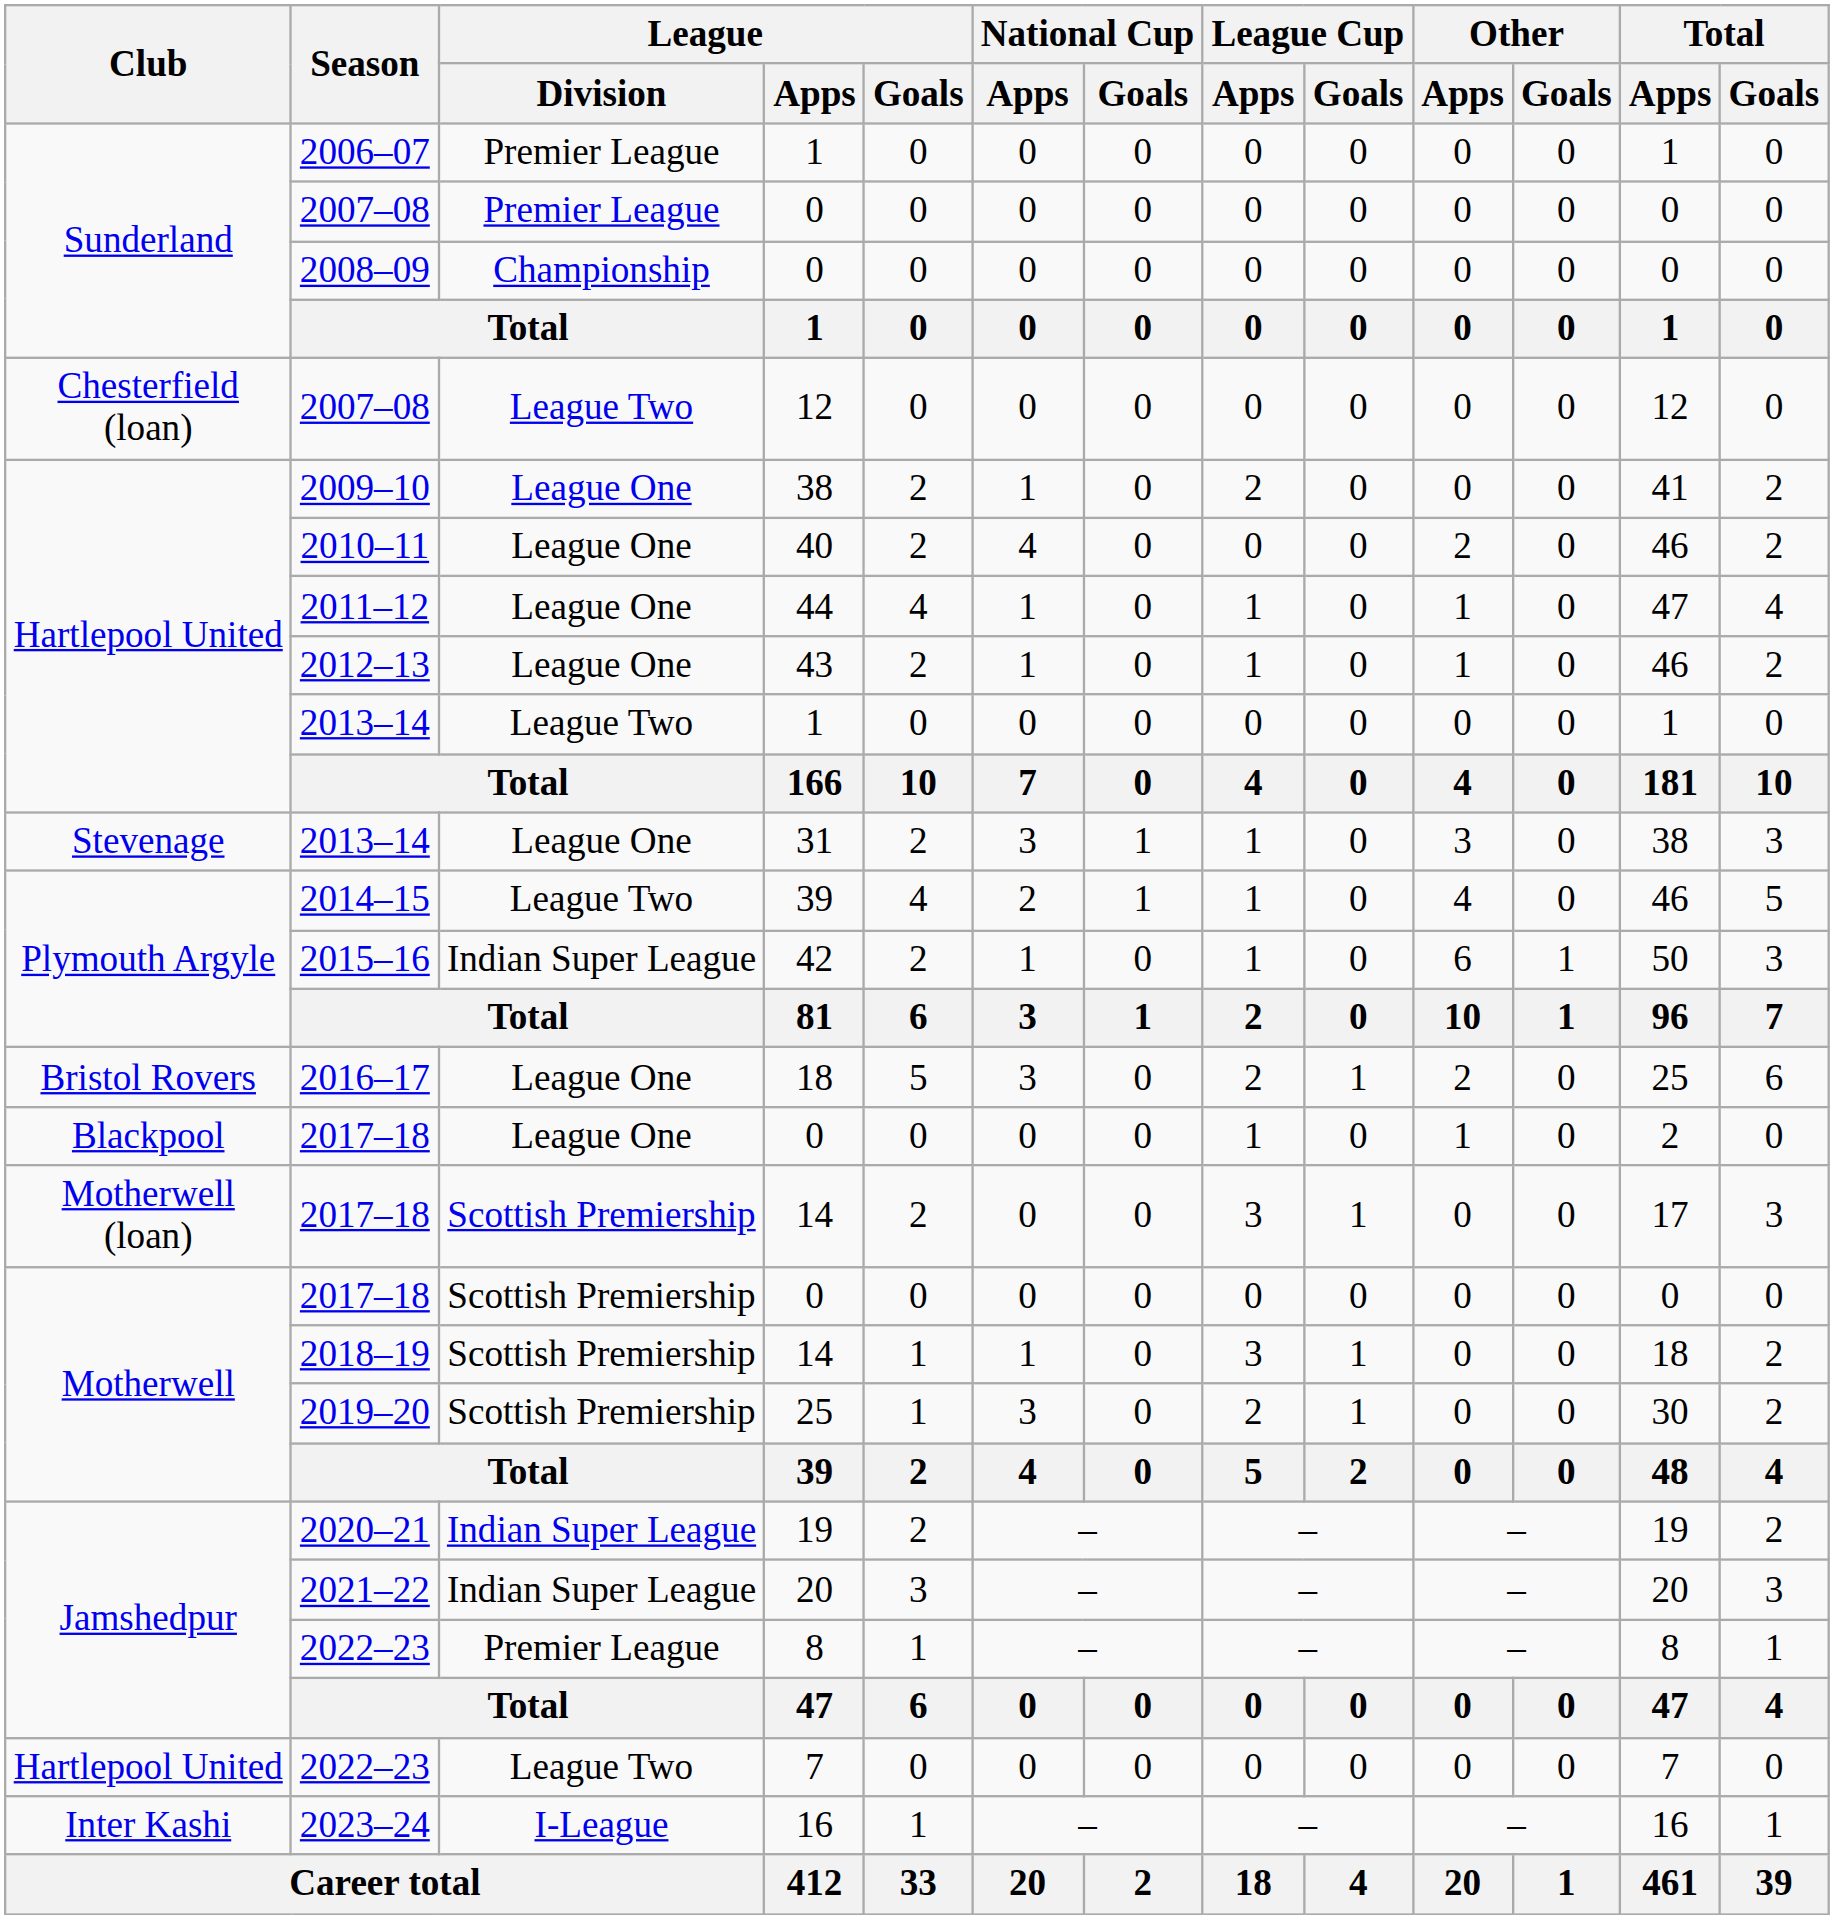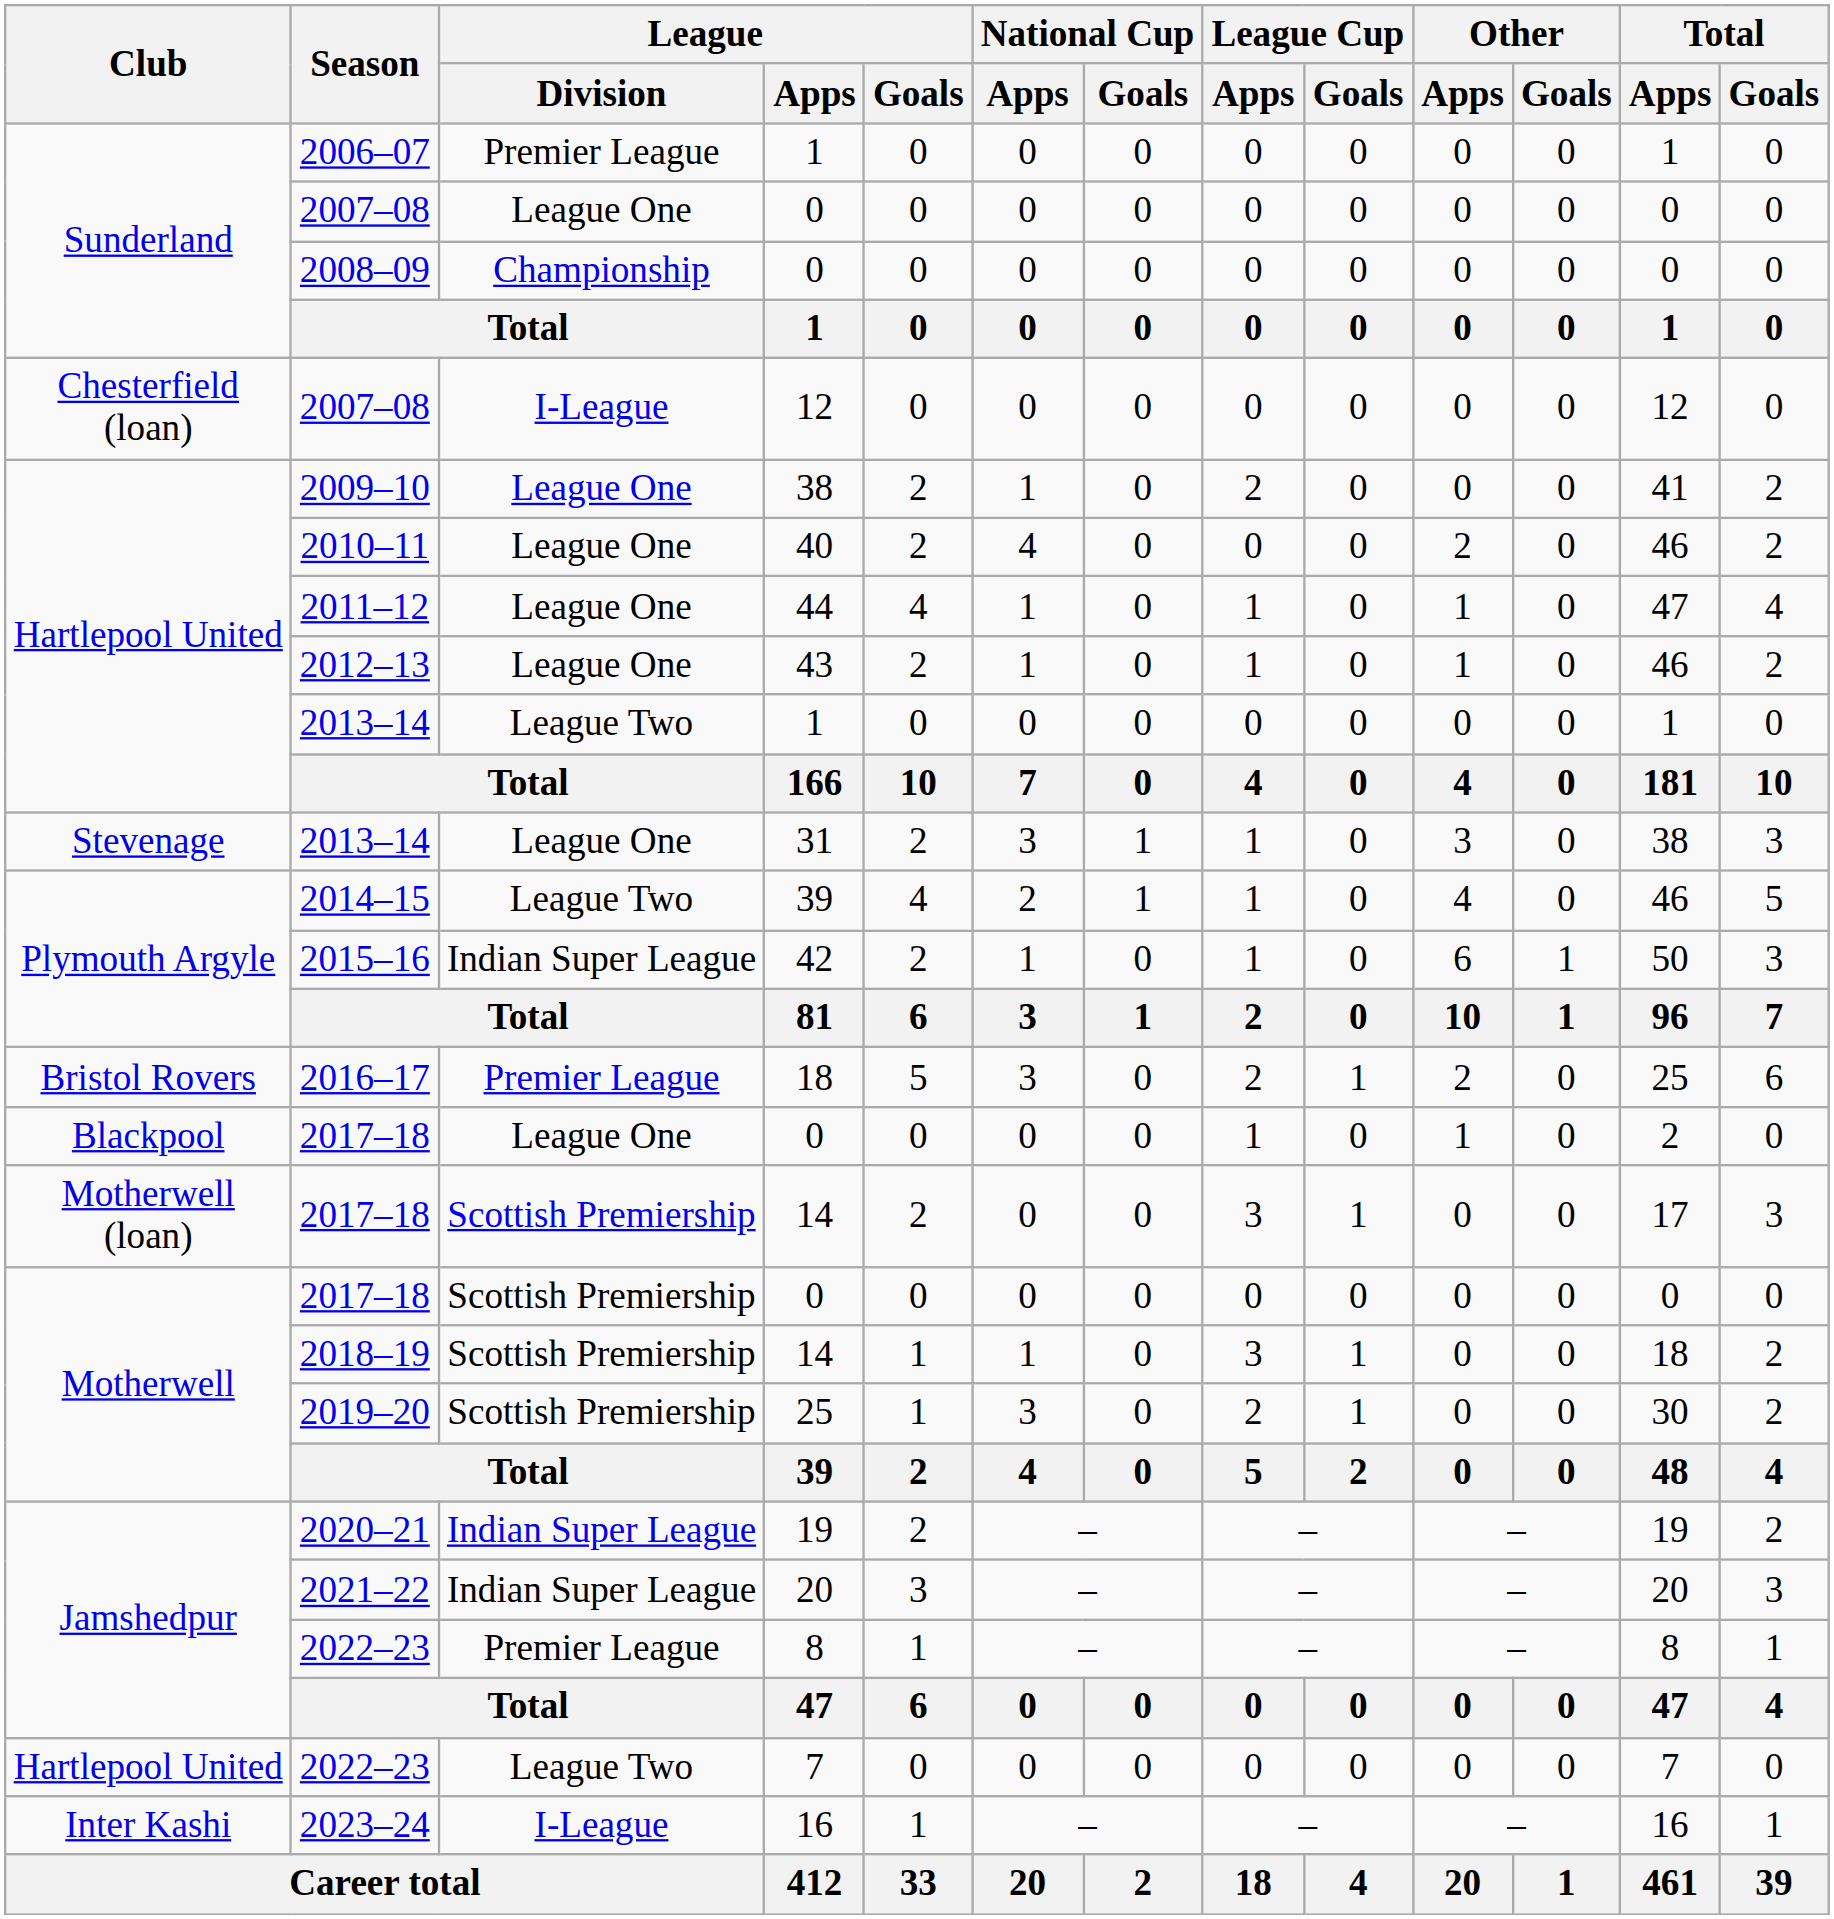(601, 210) Premier League -> (601, 210) League One
(602, 408) League Two -> (601, 408) I-League
(601, 1076) League One -> (601, 1076) Premier League
